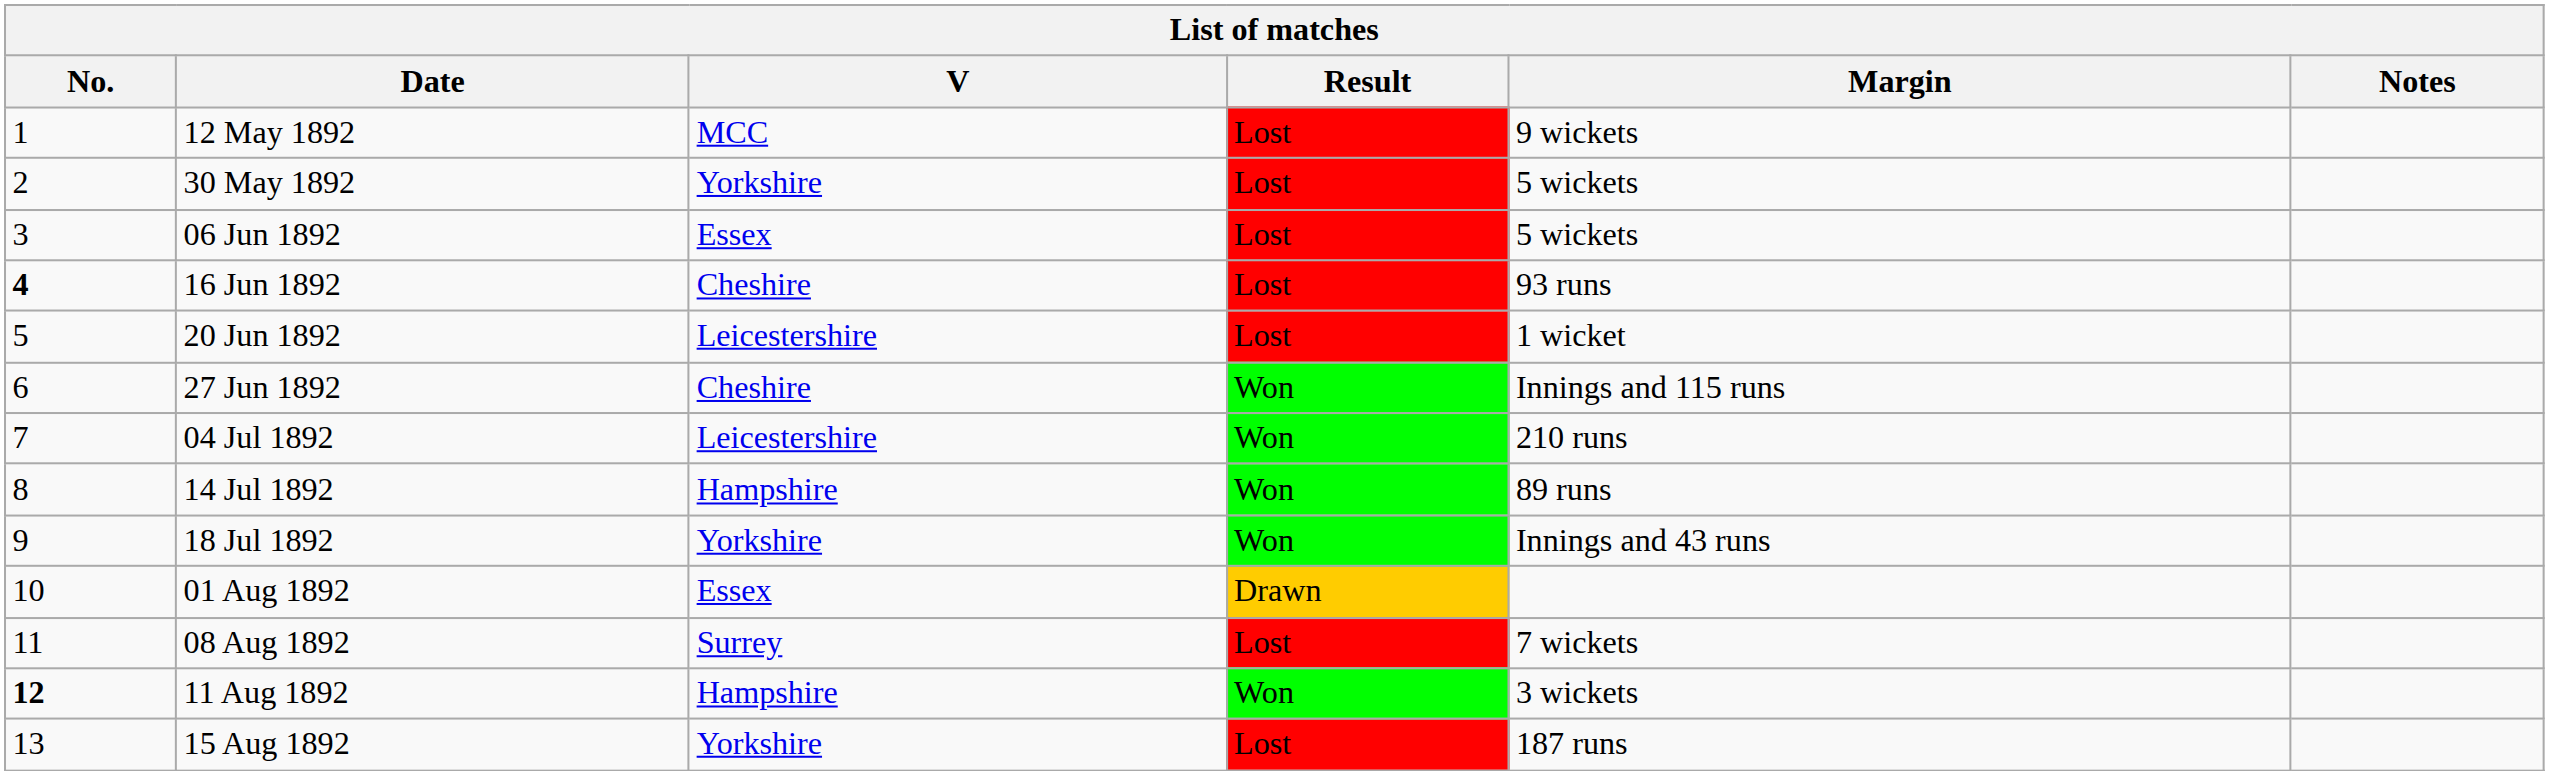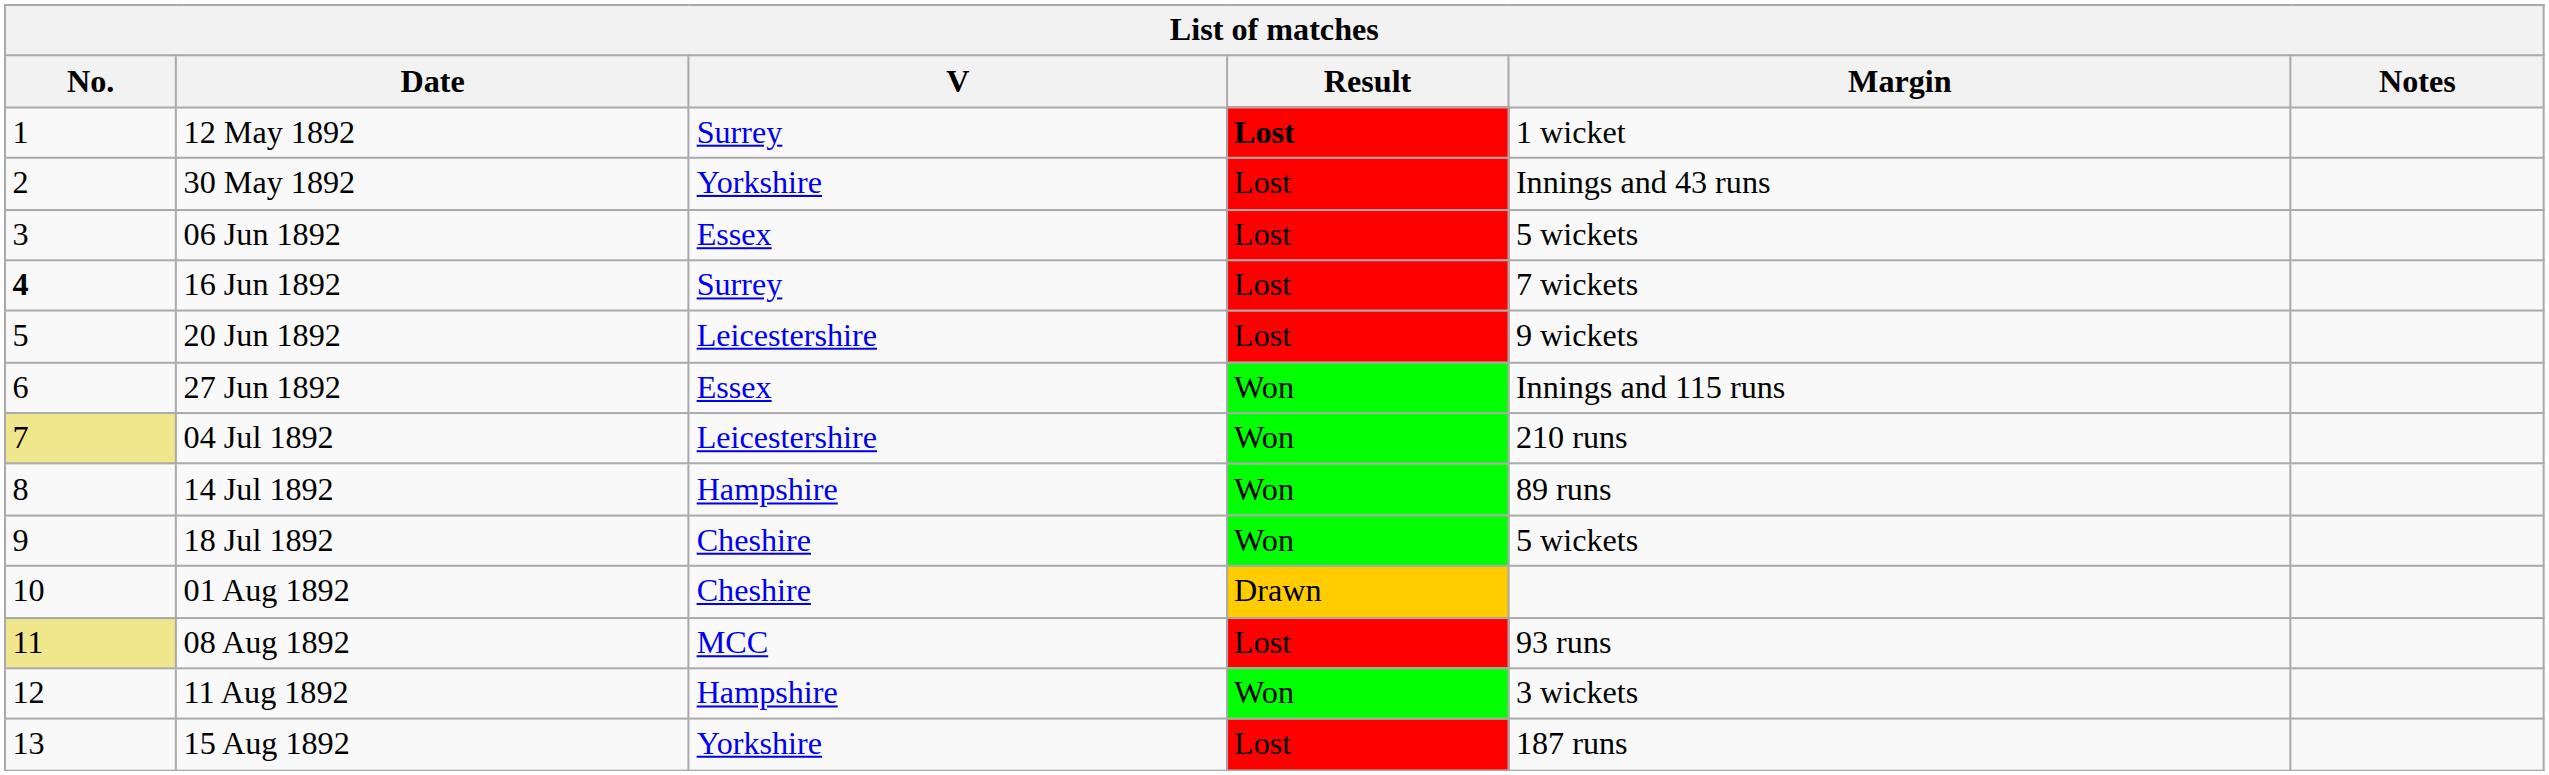(732, 132) MCC -> (740, 132) Surrey
(1263, 132) normal -> (1264, 132) bold
(1577, 132) 9 wickets -> (1571, 132) 1 wicket
(1577, 183) 5 wickets -> (1643, 183) Innings and 43 runs
(754, 285) Cheshire -> (740, 285) Surrey
(1564, 285) 93 runs -> (1577, 285) 7 wickets
(1571, 336) 1 wicket -> (1577, 336) 9 wickets
(754, 387) Cheshire -> (734, 387) Essex
(20, 438) no background -> (20, 438) khaki background
(759, 540) Yorkshire -> (754, 540) Cheshire
(1643, 540) Innings and 43 runs -> (1577, 540) 5 wickets
(734, 591) Essex -> (754, 591) Cheshire
(28, 642) no background -> (28, 642) khaki background
(740, 642) Surrey -> (732, 642) MCC
(1577, 642) 7 wickets -> (1564, 642) 93 runs
(28, 693) bold -> (28, 693) normal
